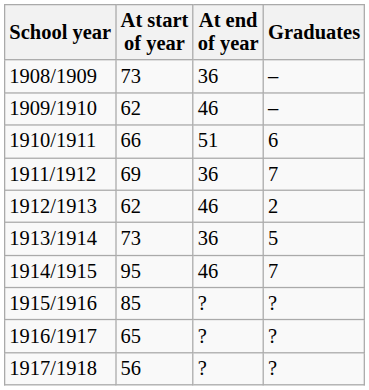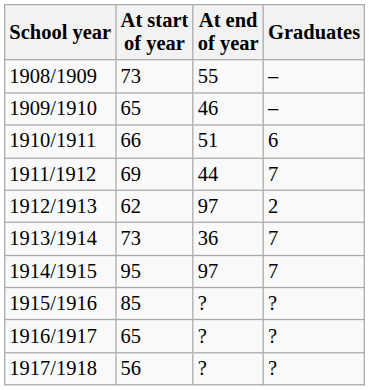(208, 76) 36 -> (208, 76) 55
(131, 108) 62 -> (131, 108) 65
(208, 173) 36 -> (208, 173) 44
(208, 206) 46 -> (208, 206) 97
(273, 238) 5 -> (273, 238) 7
(208, 271) 46 -> (208, 271) 97
